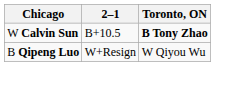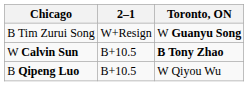+ row: (51, 33)
(110, 52) W+Resign -> (118, 71) B+10.5
